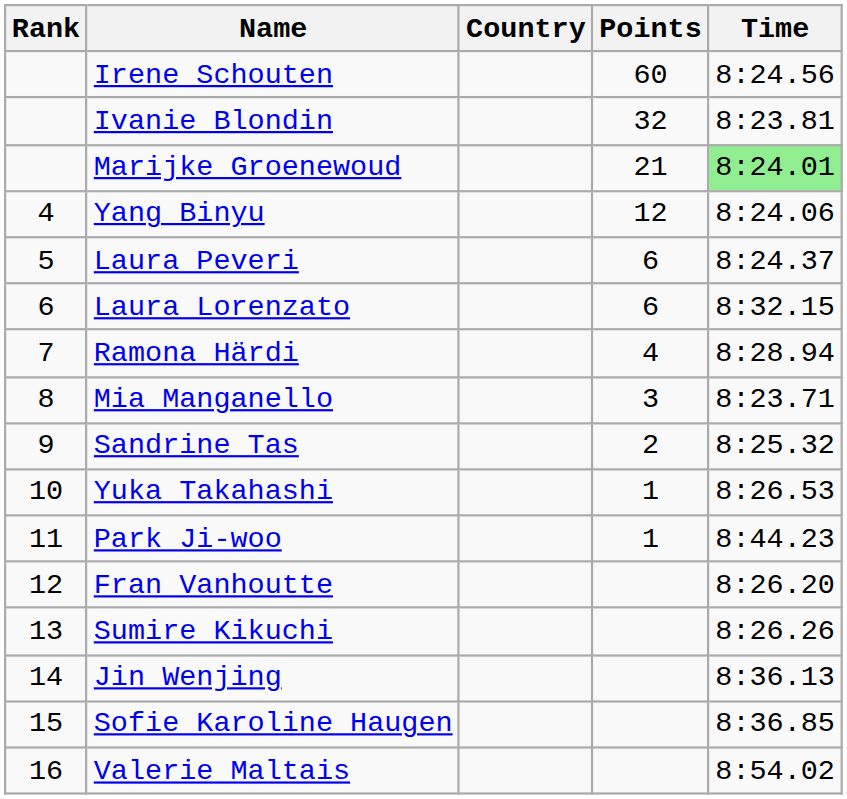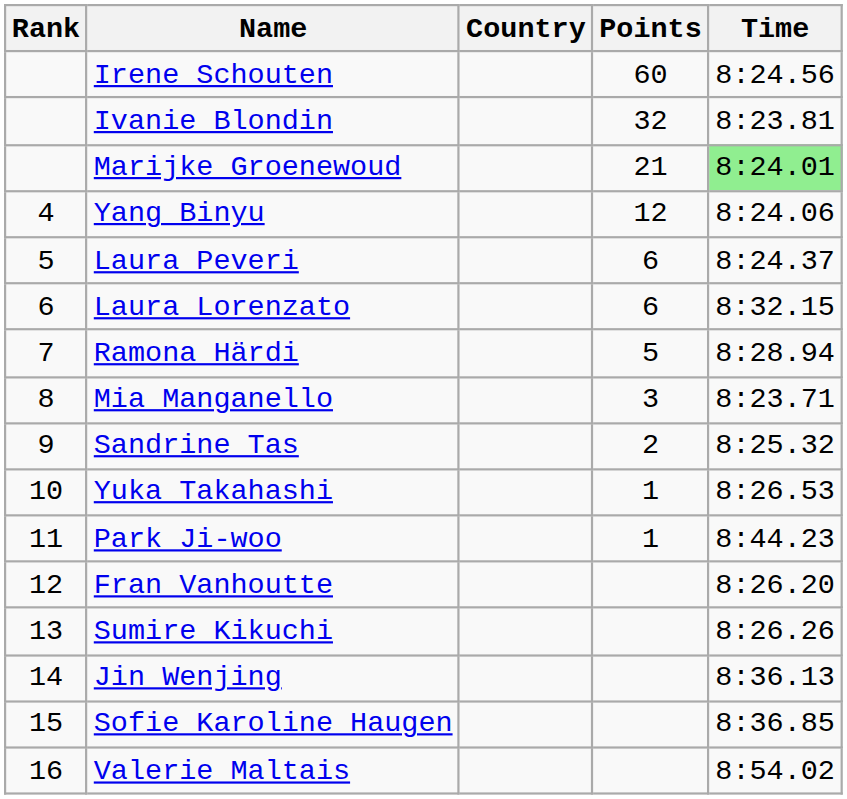(651, 353) 4 -> (651, 353) 5
